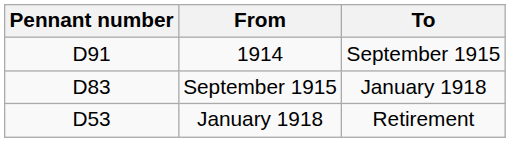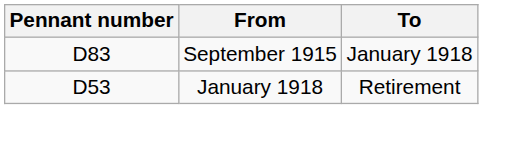- row: (260, 53)
